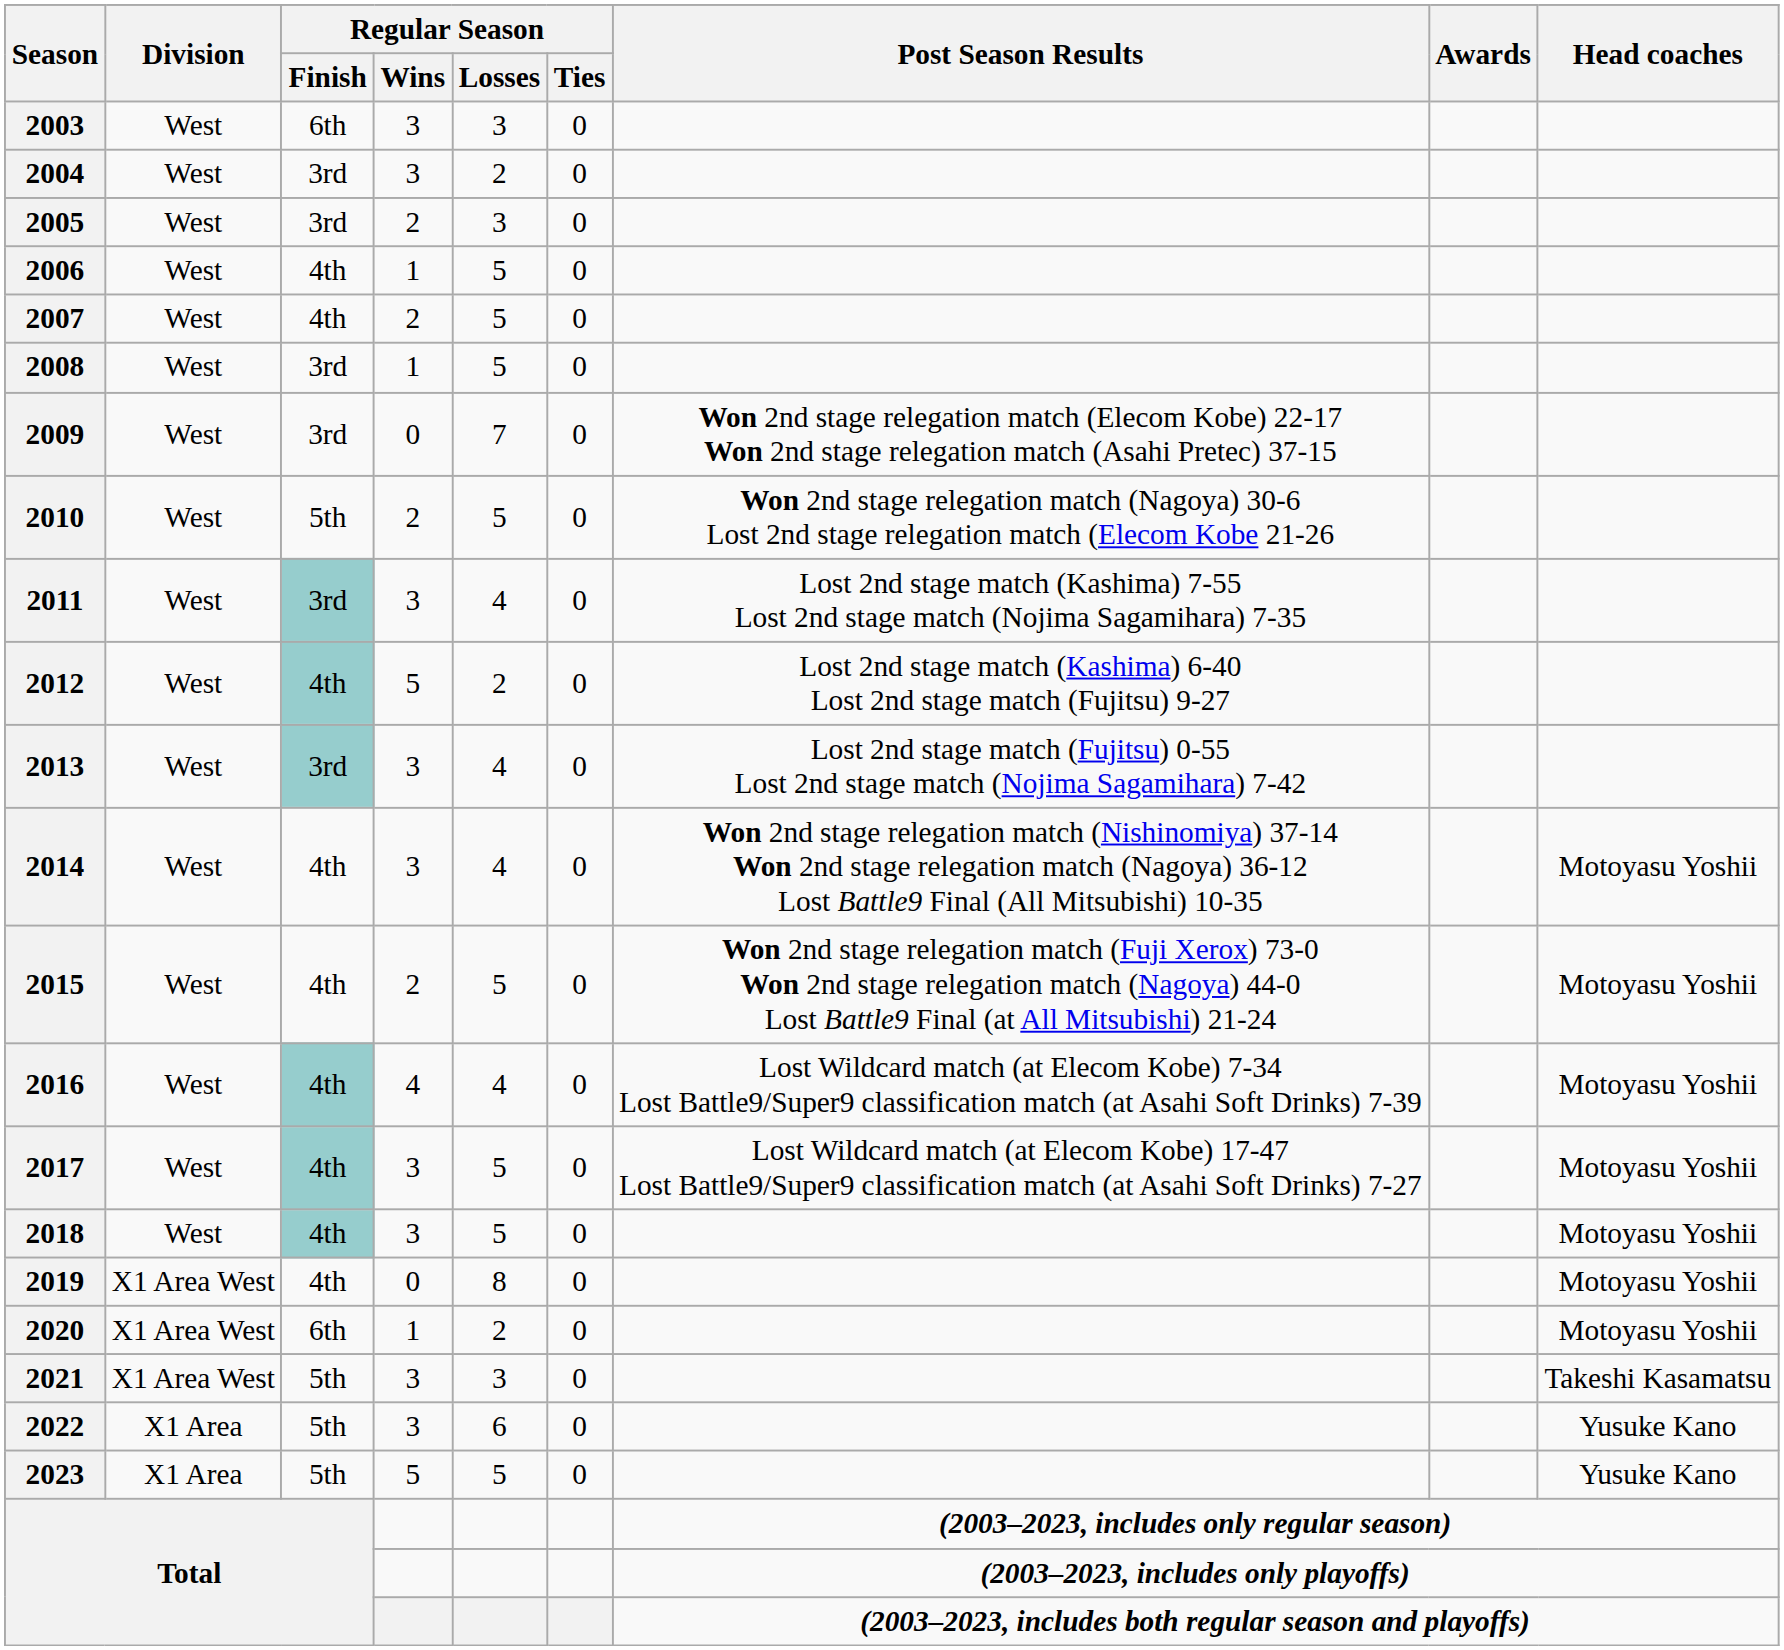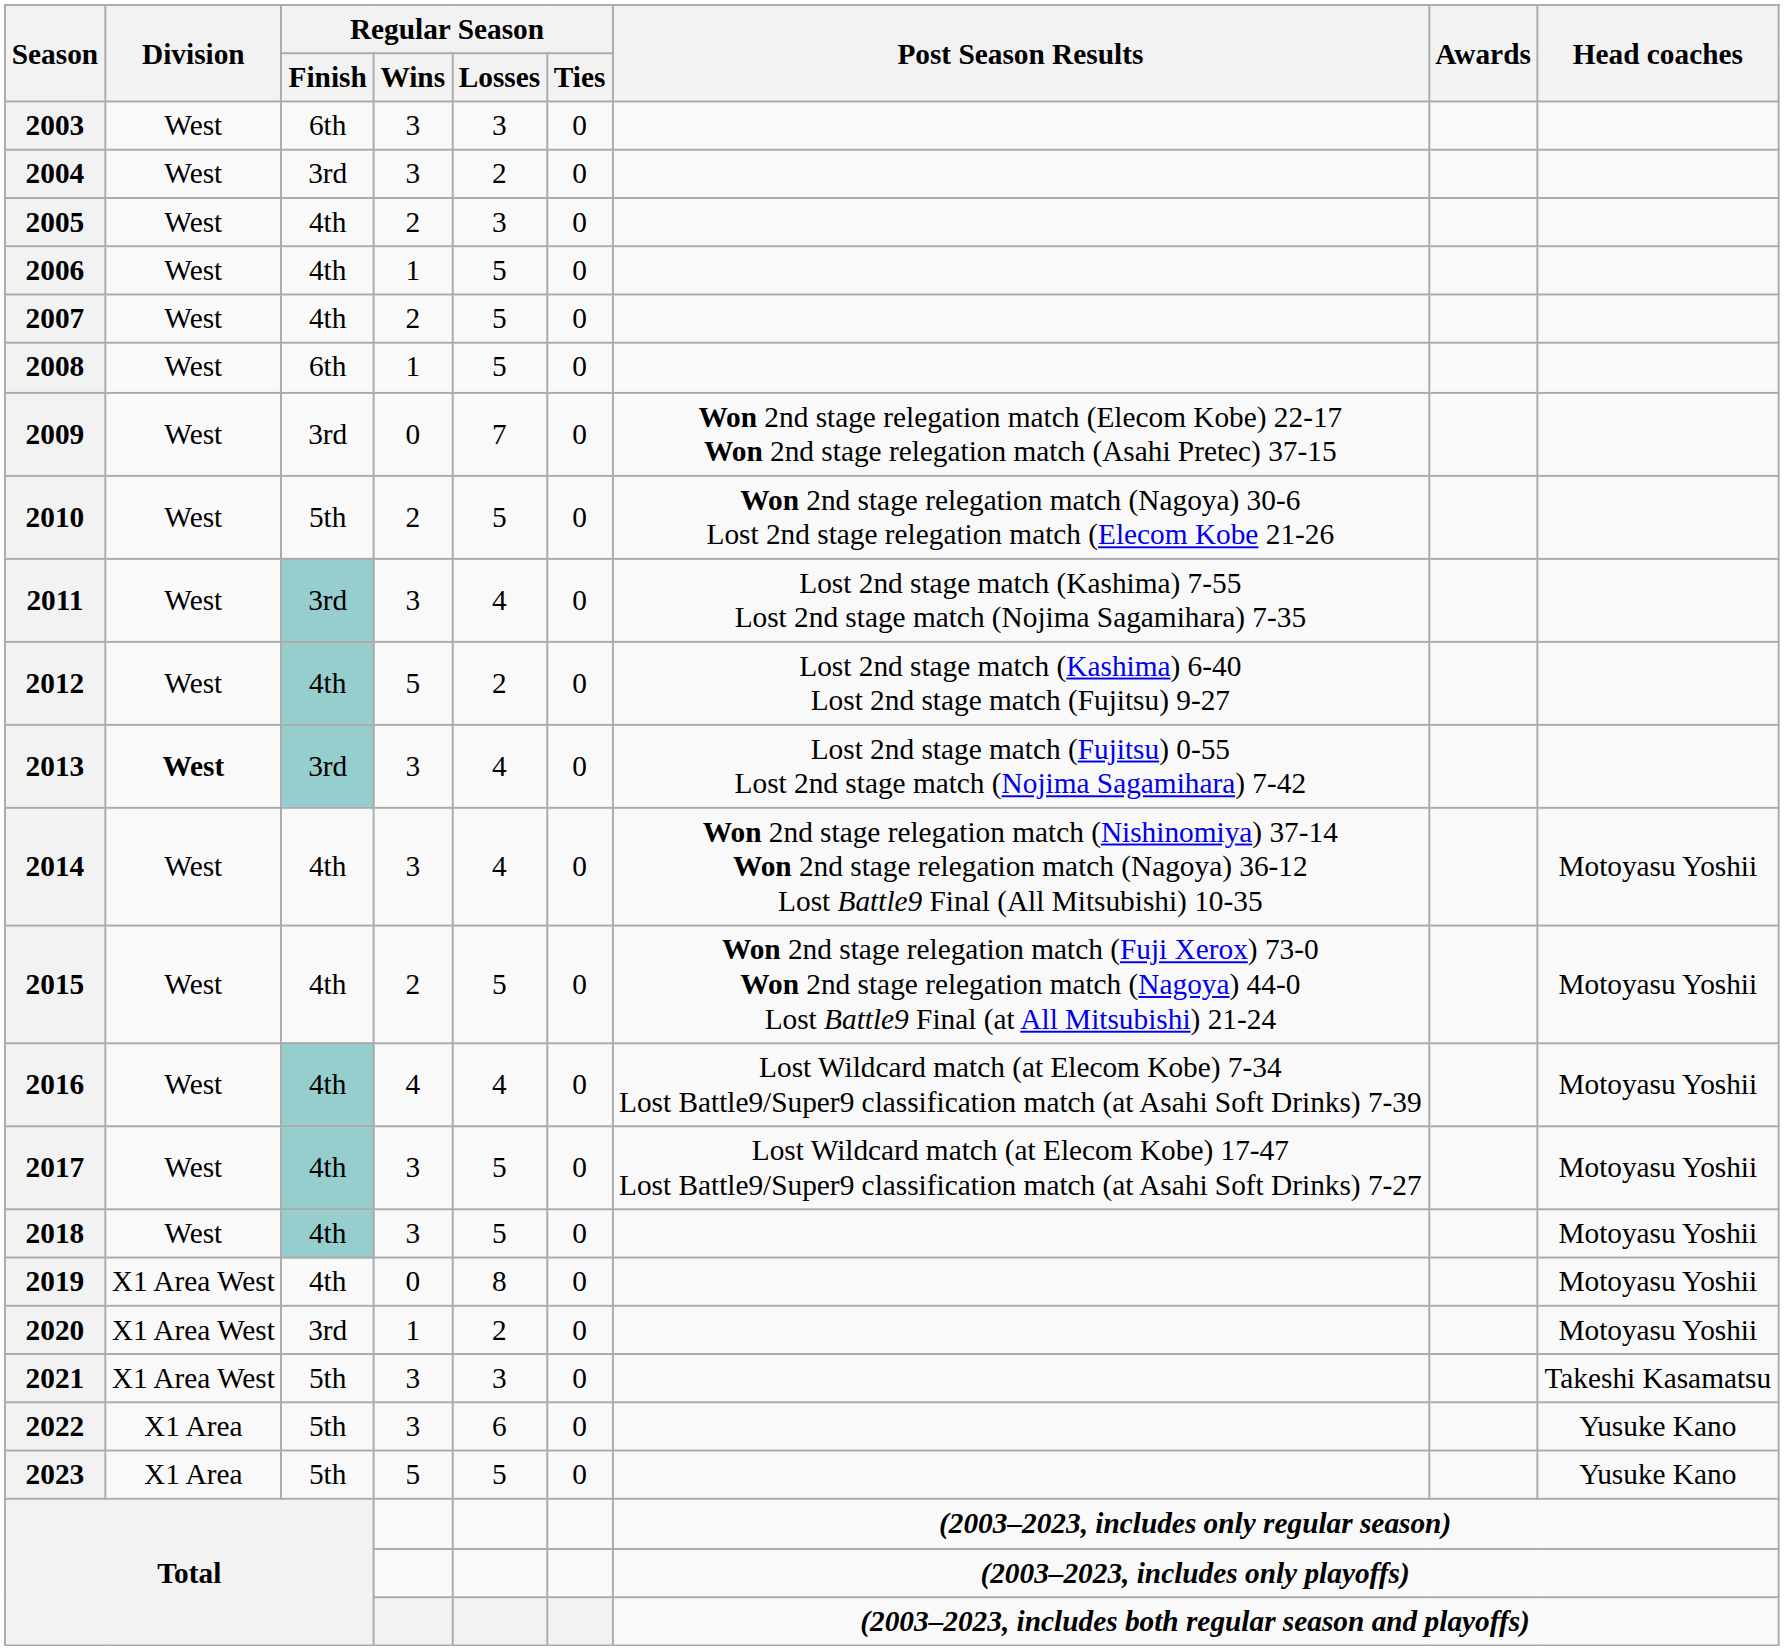(328, 222) 3rd -> (328, 222) 4th
(328, 367) 3rd -> (328, 367) 6th
(193, 765) normal -> (193, 765) bold
(328, 1330) 6th -> (328, 1330) 3rd
